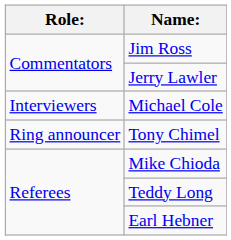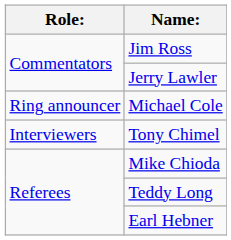(53, 105) Interviewers -> (65, 105) Ring announcer
(65, 134) Ring announcer -> (53, 134) Interviewers
